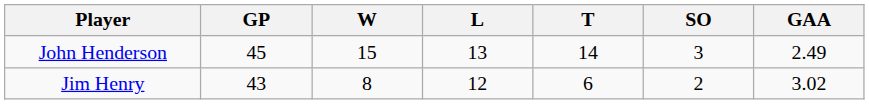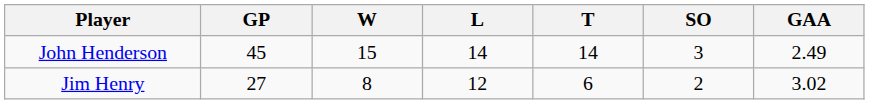(477, 51) 13 -> (477, 51) 14
(256, 83) 43 -> (256, 83) 27
